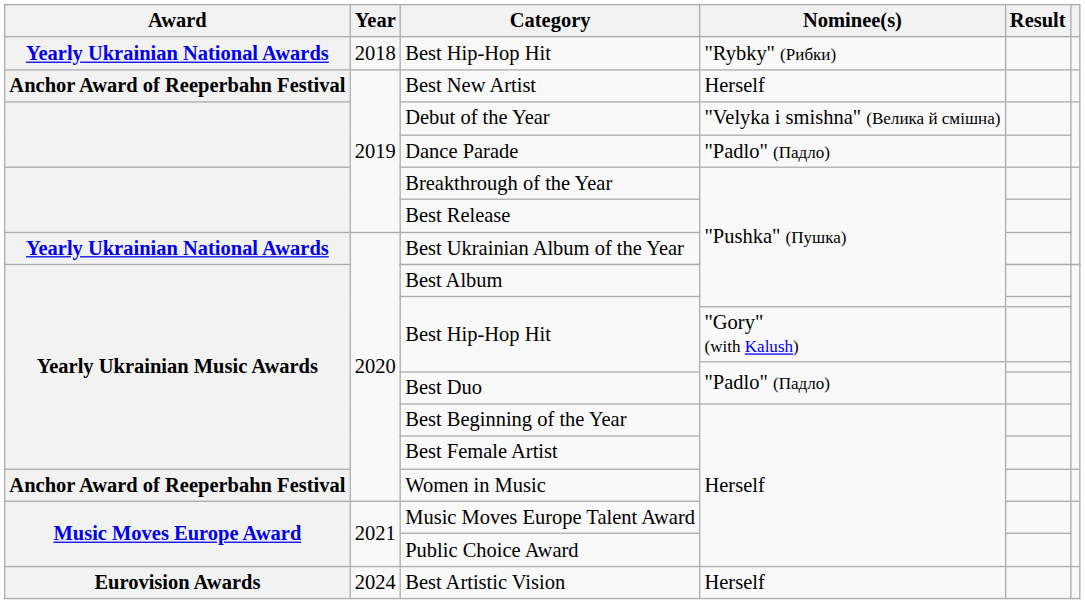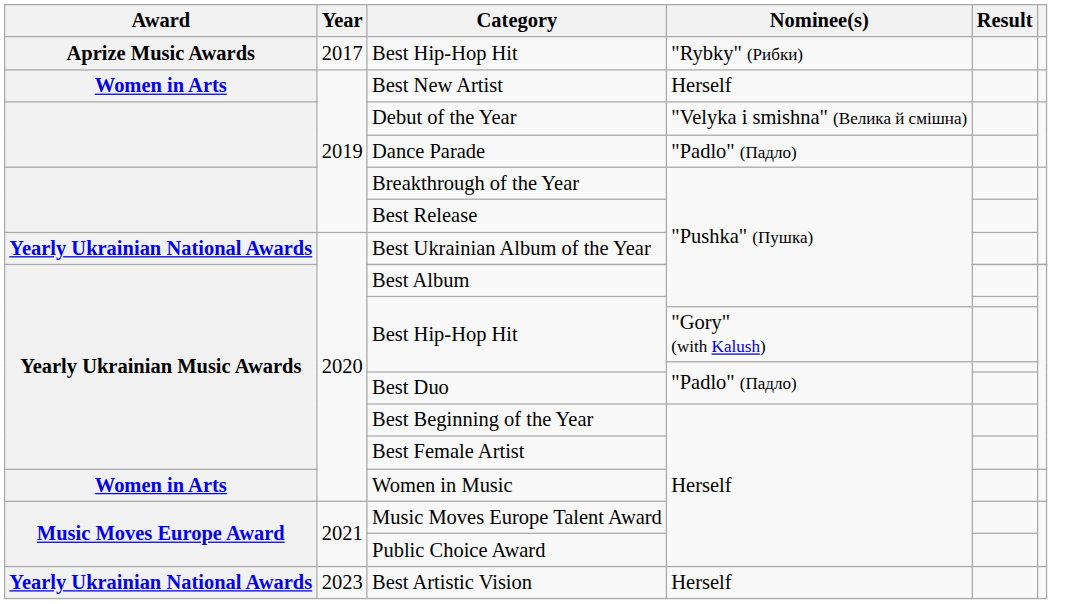(177, 53) Yearly Ukrainian National Awards -> (161, 53) Aprize Music Awards
(375, 53) 2018 -> (342, 53) 2017
(177, 85) Anchor Award of Reeperbahn Festival -> (161, 85) Women in Arts
(177, 484) Anchor Award of Reeperbahn Festival -> (161, 484) Women in Arts
(177, 582) Eurovision Awards -> (161, 582) Yearly Ukrainian National Awards
(375, 582) 2024 -> (342, 582) 2023
